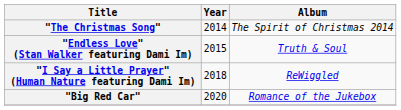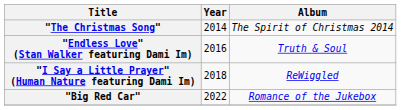(215, 49) 2015 -> (215, 49) 2016
(215, 97) 2020 -> (215, 97) 2022
